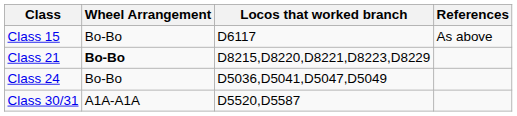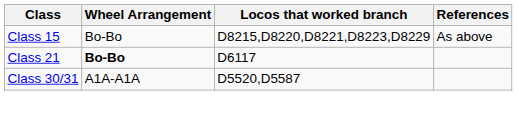(237, 36) D6117 -> (324, 36) D8215,D8220,D8221,D8223,D8229
(324, 57) D8215,D8220,D8221,D8223,D8229 -> (237, 57) D6117
- row: (34, 79)
